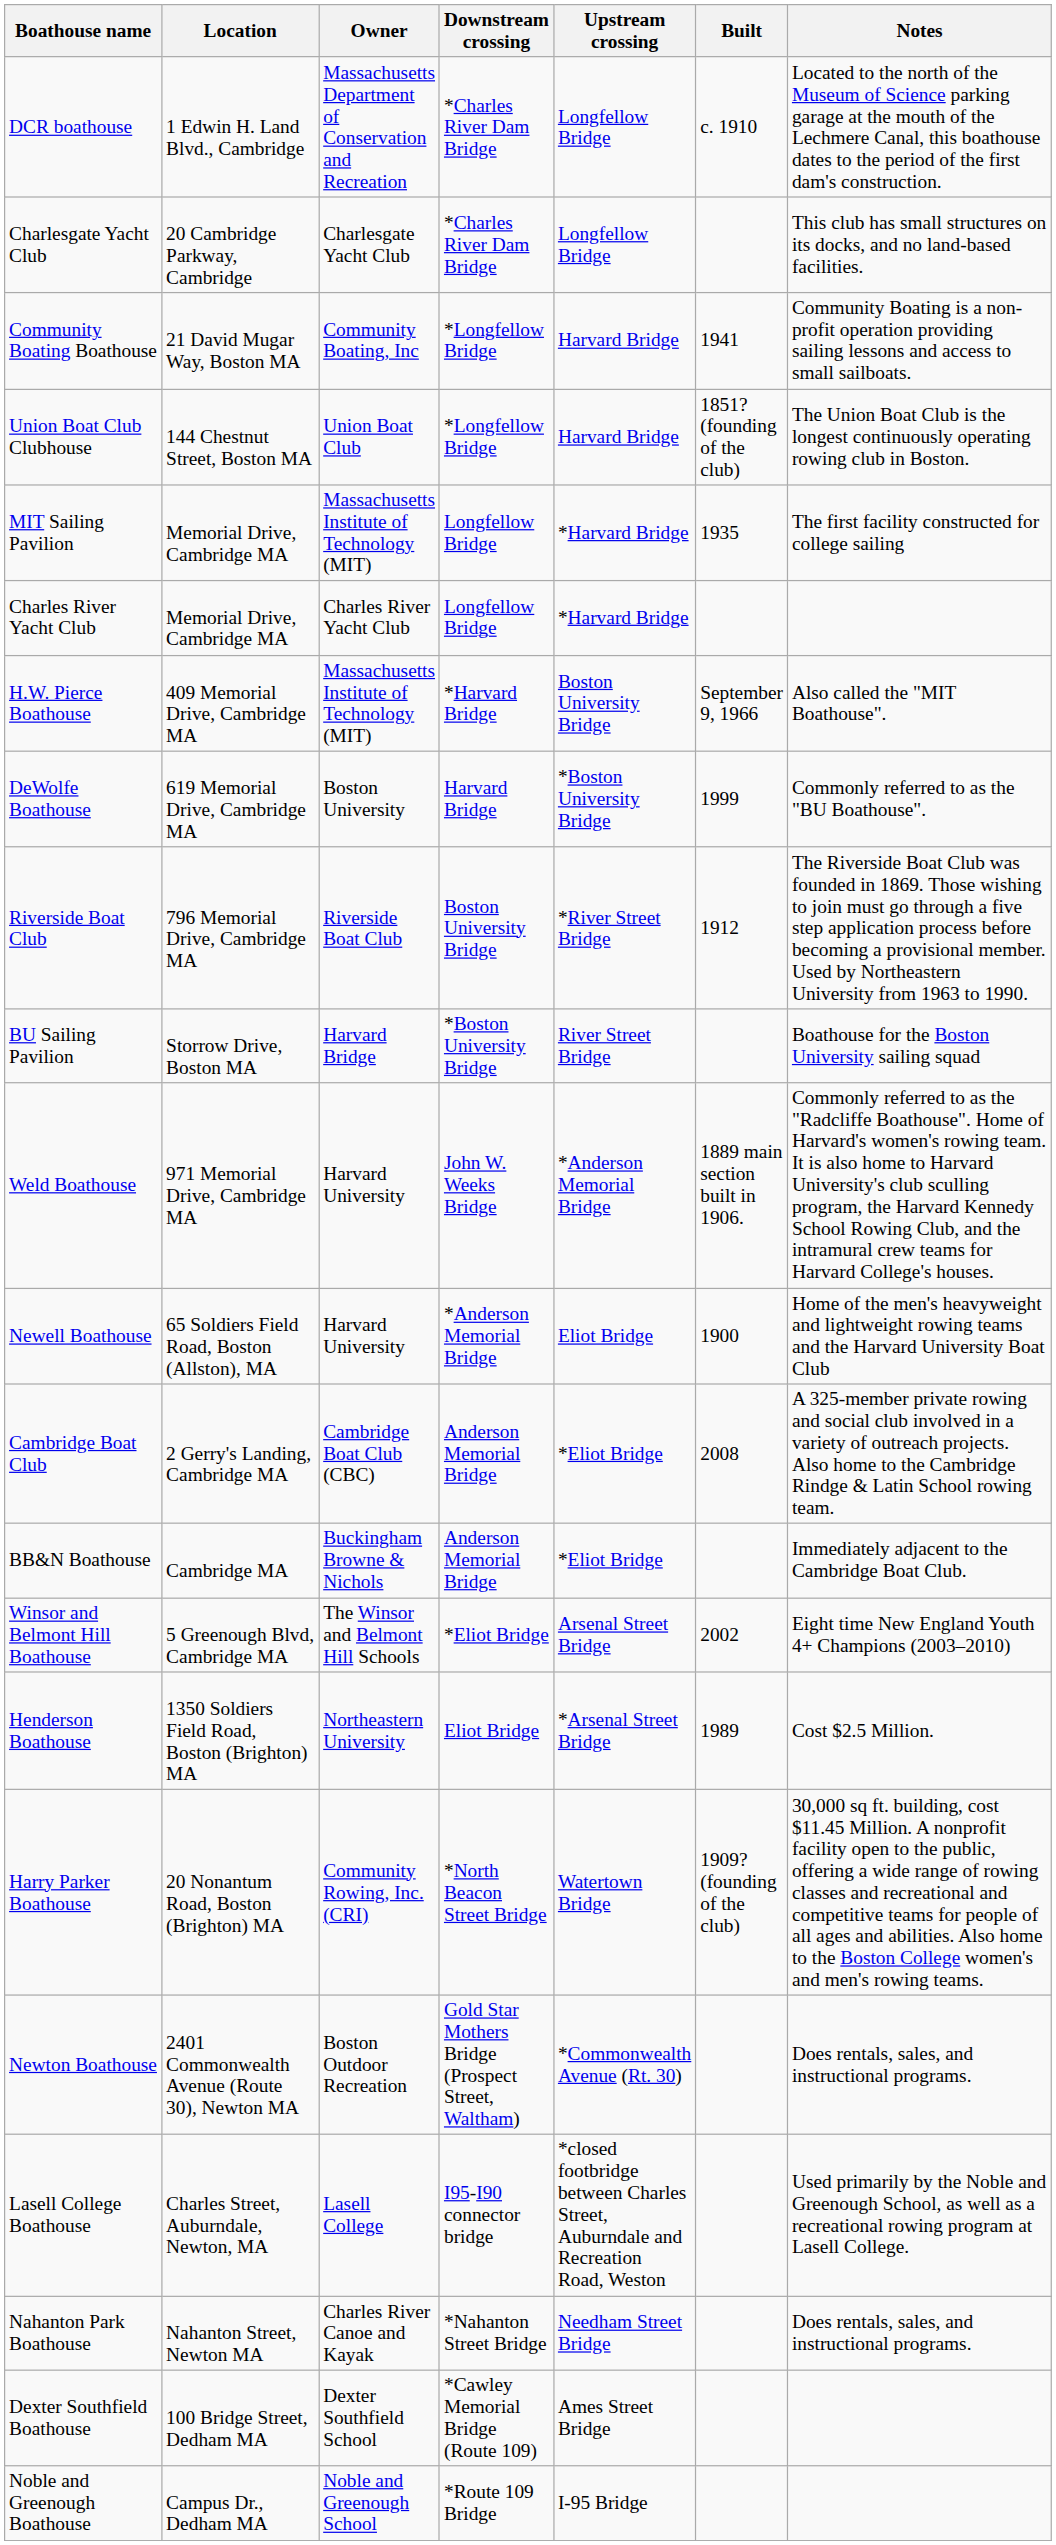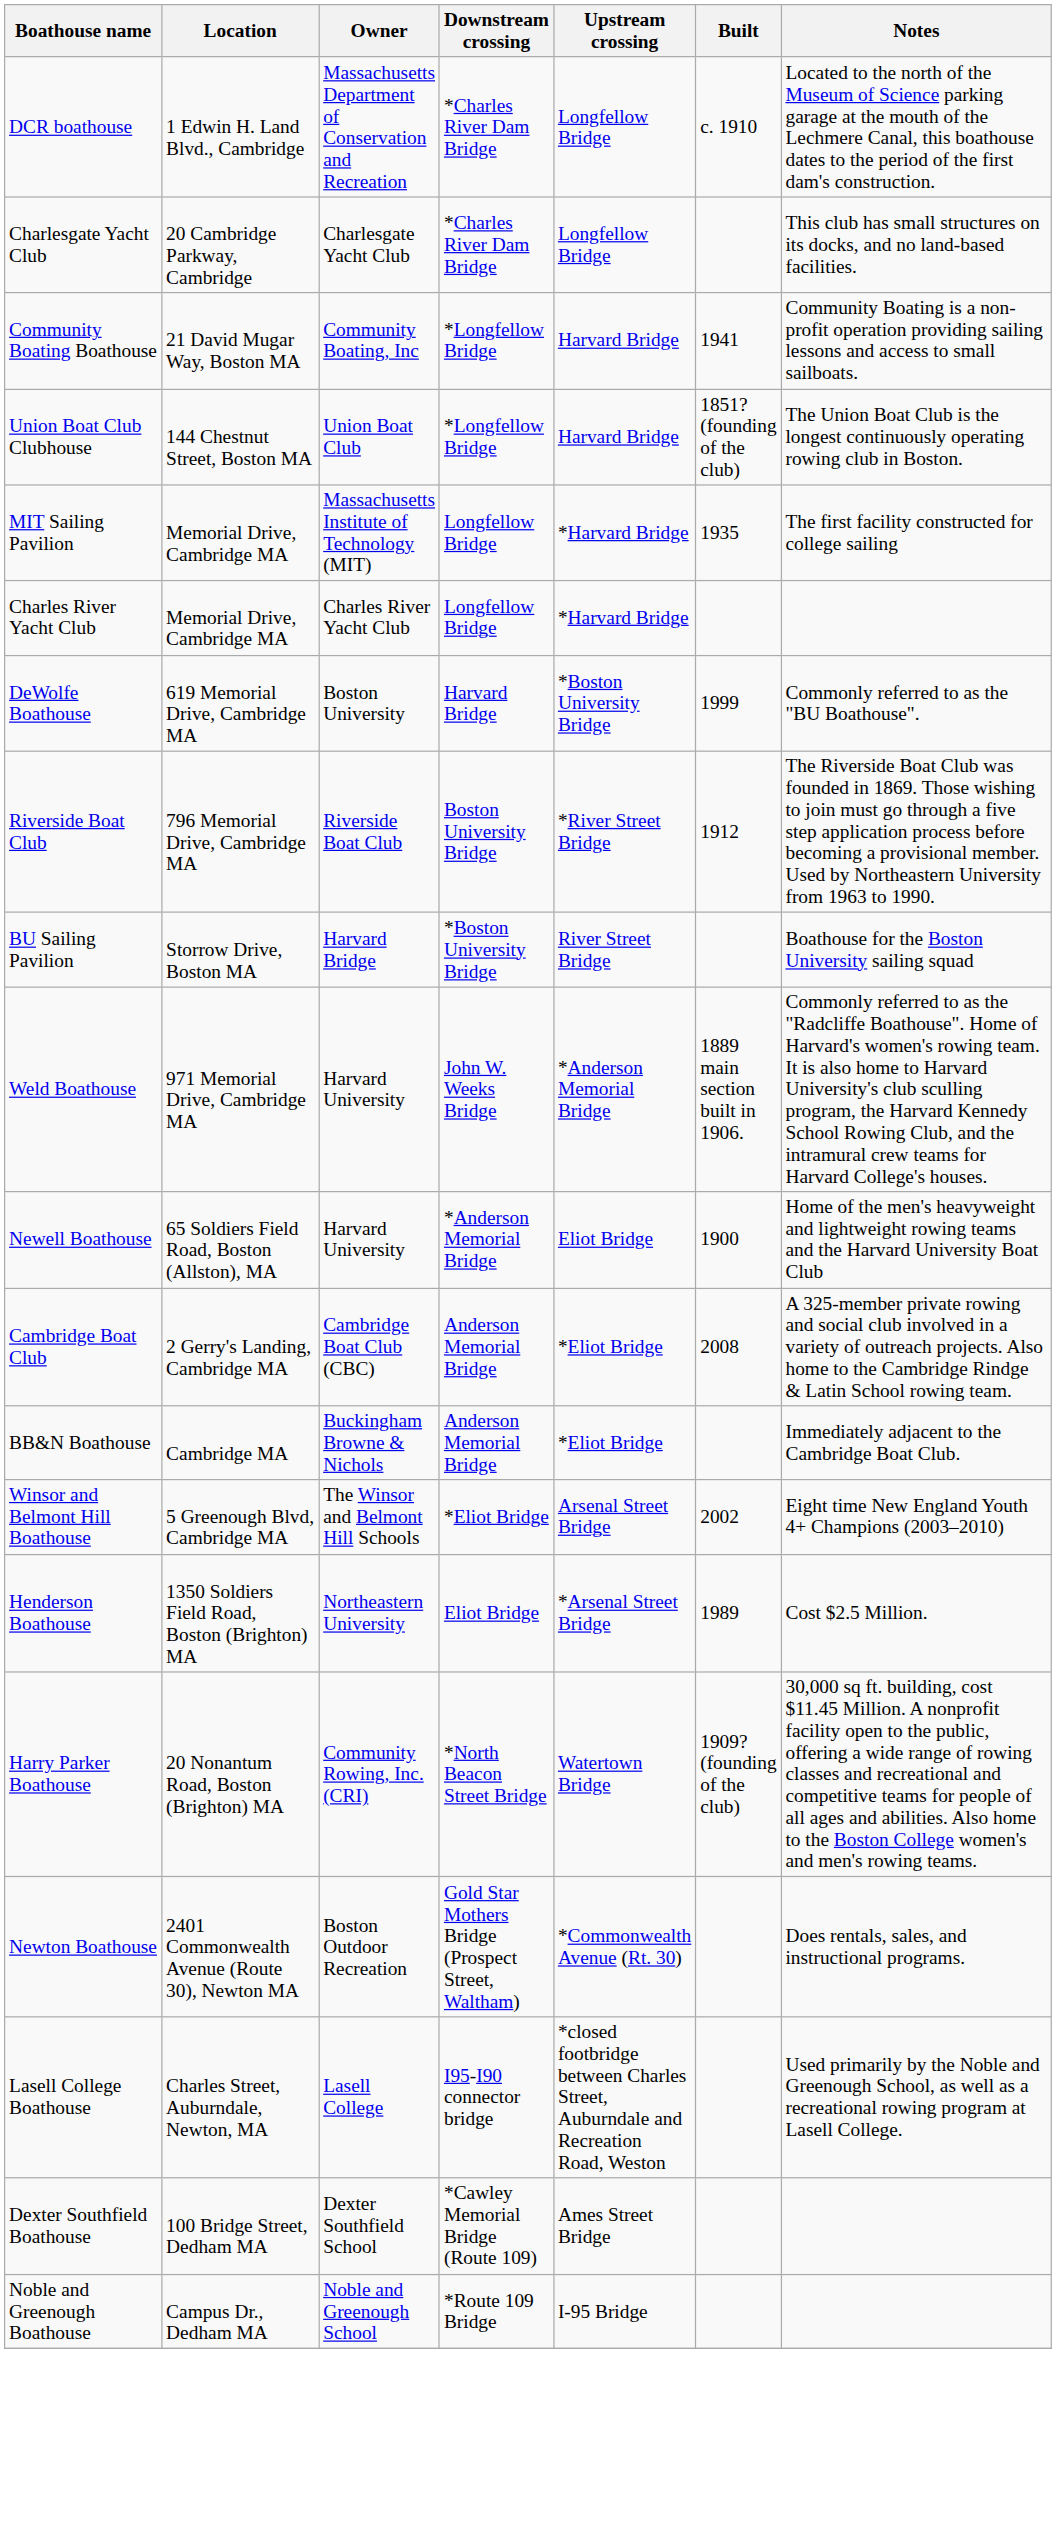- row: (56, 703)
- row: (67, 2332)
